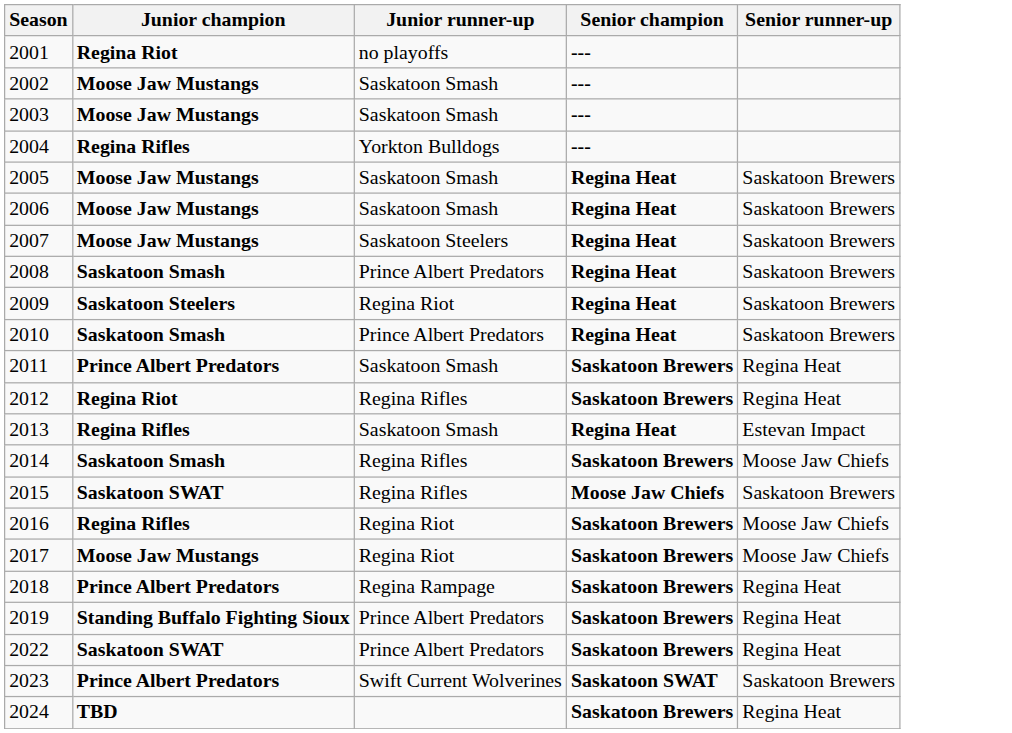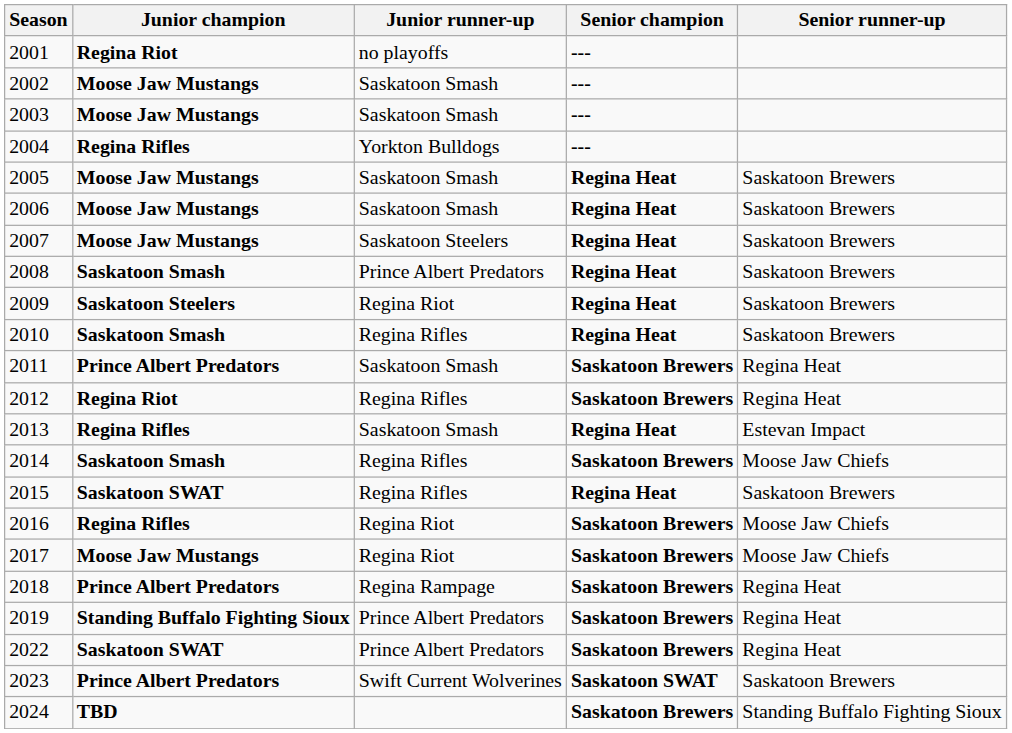(451, 334) Prince Albert Predators -> (413, 334) Regina Rifles
(648, 492) Moose Jaw Chiefs -> (624, 492) Regina Heat
(792, 712) Regina Heat -> (872, 712) Standing Buffalo Fighting Sioux
